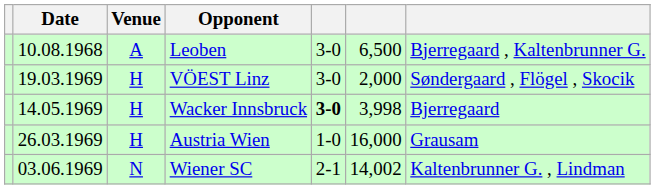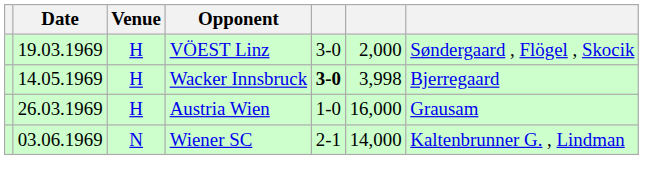- row: (198, 49)
(376, 169) 14,002 -> (376, 139) 14,000
